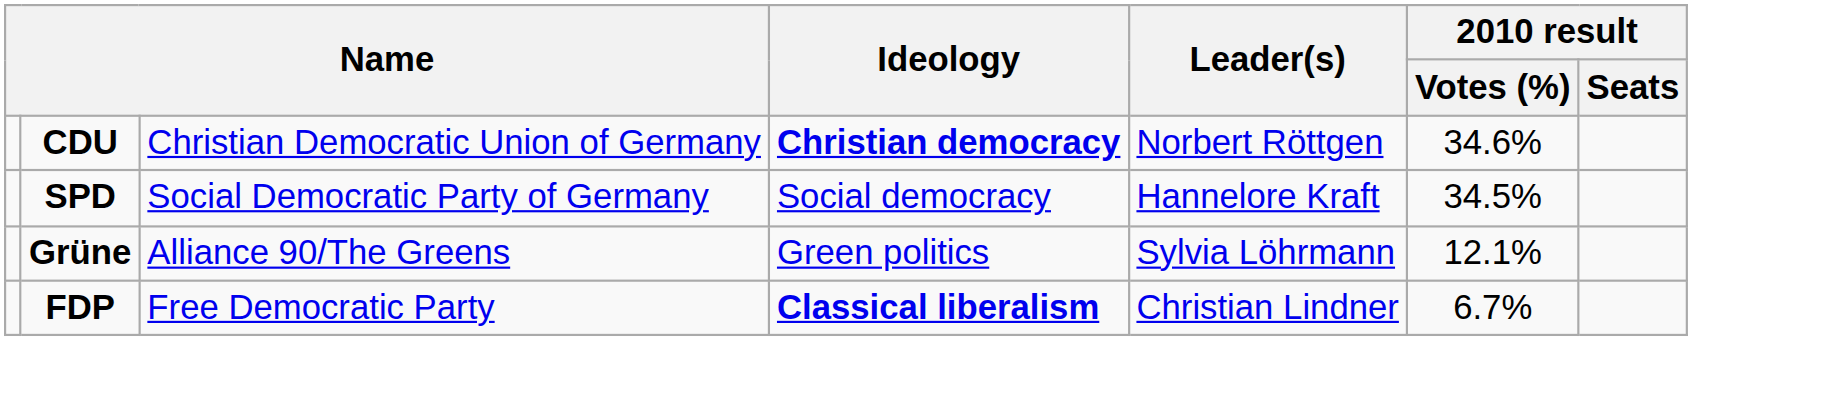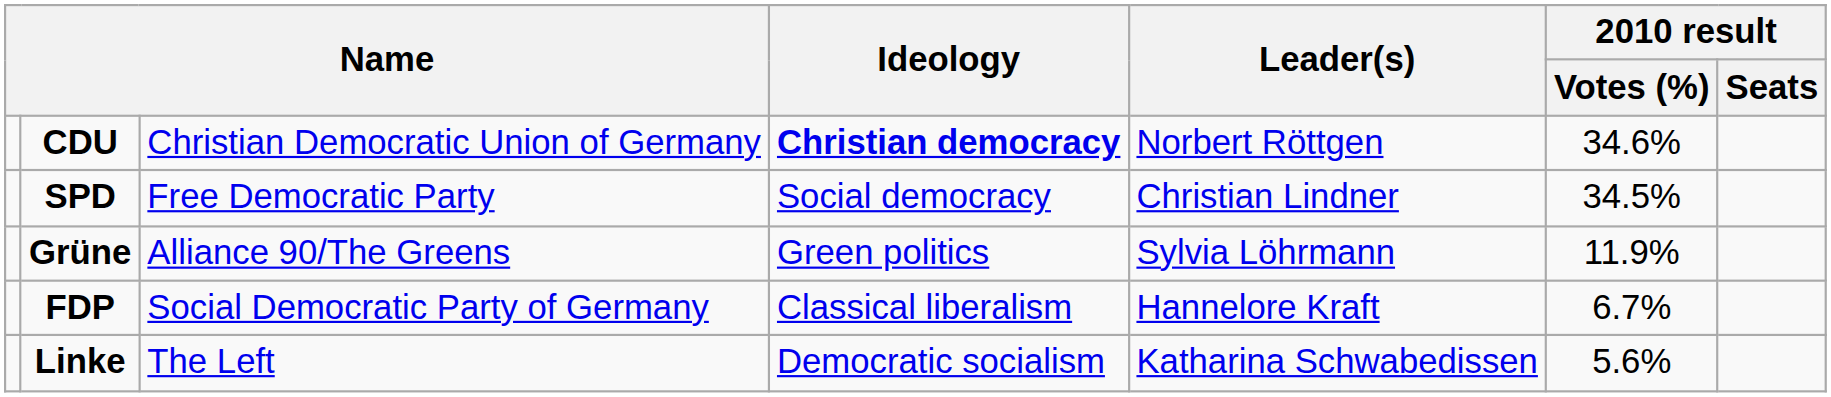(428, 197) Social Democratic Party of Germany -> (321, 197) Free Democratic Party
(1258, 197) Hannelore Kraft -> (1268, 197) Christian Lindner
(1493, 252) 12.1% -> (1632, 252) 11.9%
(321, 307) Free Democratic Party -> (428, 307) Social Democratic Party of Germany
(938, 307) bold -> (925, 307) normal
(1268, 307) Christian Lindner -> (1258, 307) Hannelore Kraft
+ row: (80, 362)
